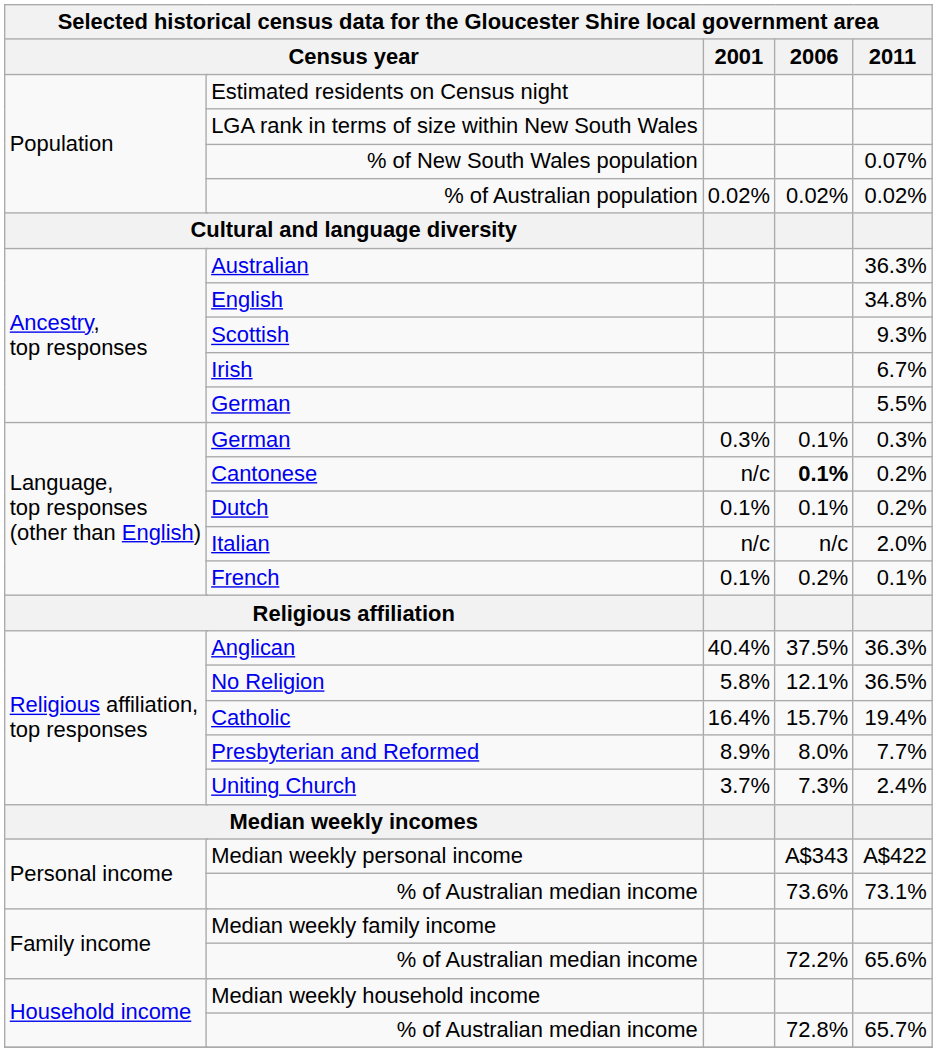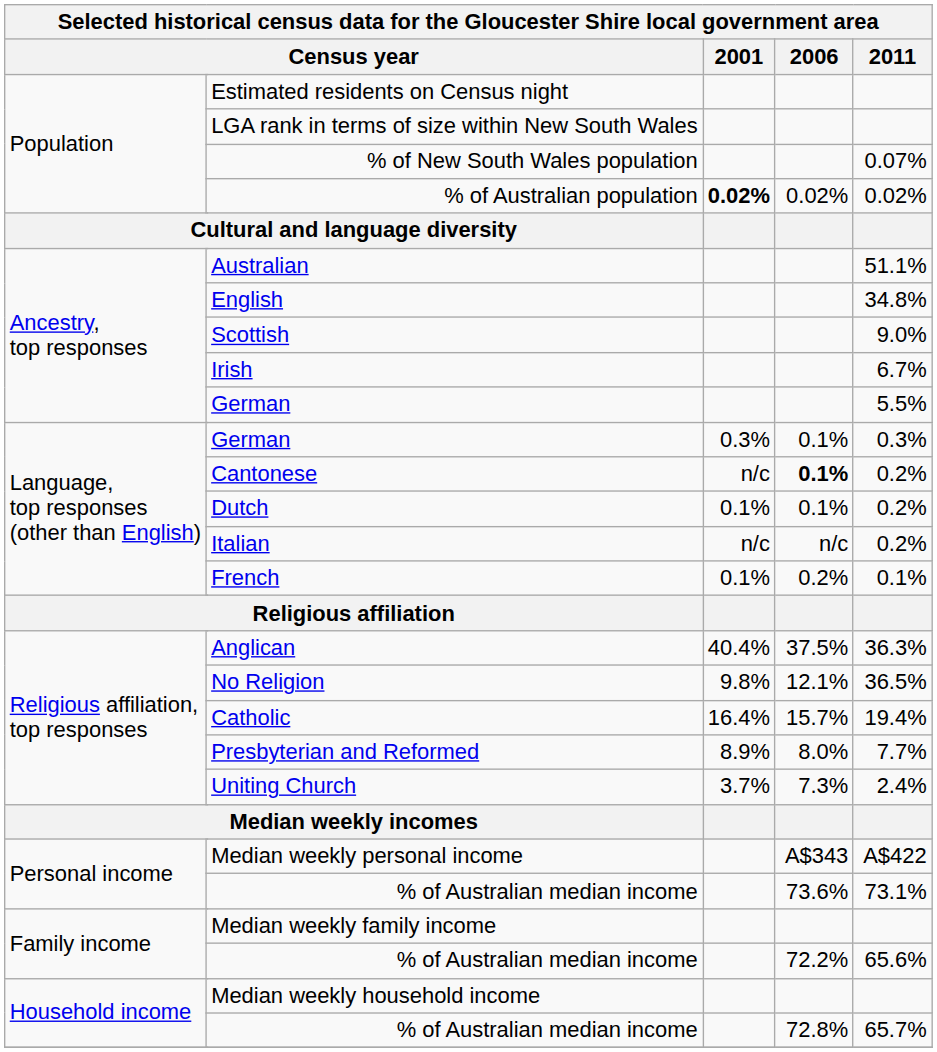(739, 195) normal -> (739, 195) bold
(896, 265) 36.3% -> (896, 265) 51.1%
(902, 334) 9.3% -> (902, 334) 9.0%
(899, 543) 2.0% -> (899, 543) 0.2%
(745, 682) 5.8% -> (745, 682) 9.8%
